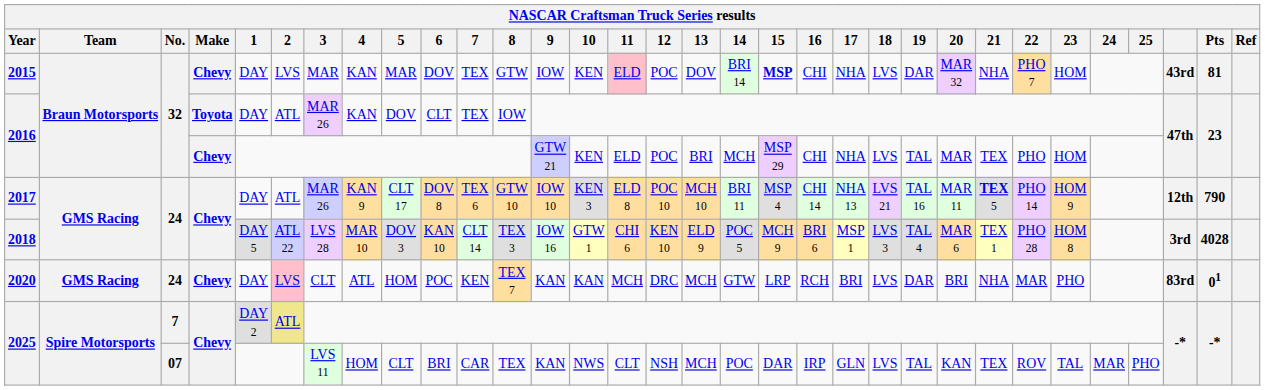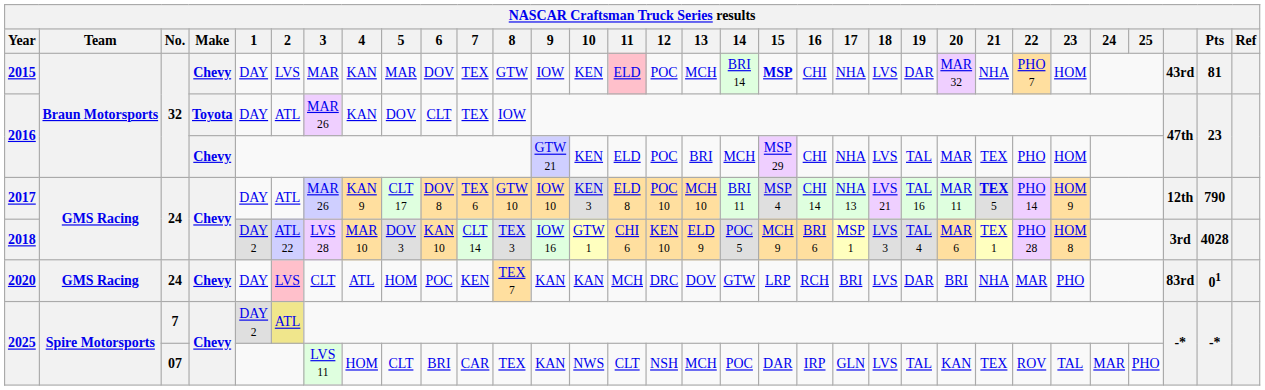(701, 73) DOV -> (701, 73) MCH
(254, 238) DAY 5 -> (254, 238) DAY 2
(701, 280) MCH -> (701, 280) DOV
